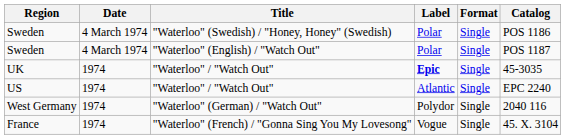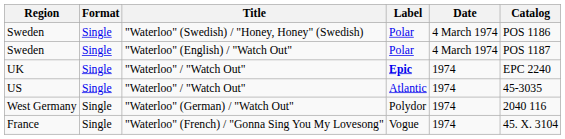columns swapped: (115, 13) <-> (479, 13)
(523, 69) 45-3035 -> (527, 69) EPC 2240
(527, 87) EPC 2240 -> (523, 87) 45-3035
